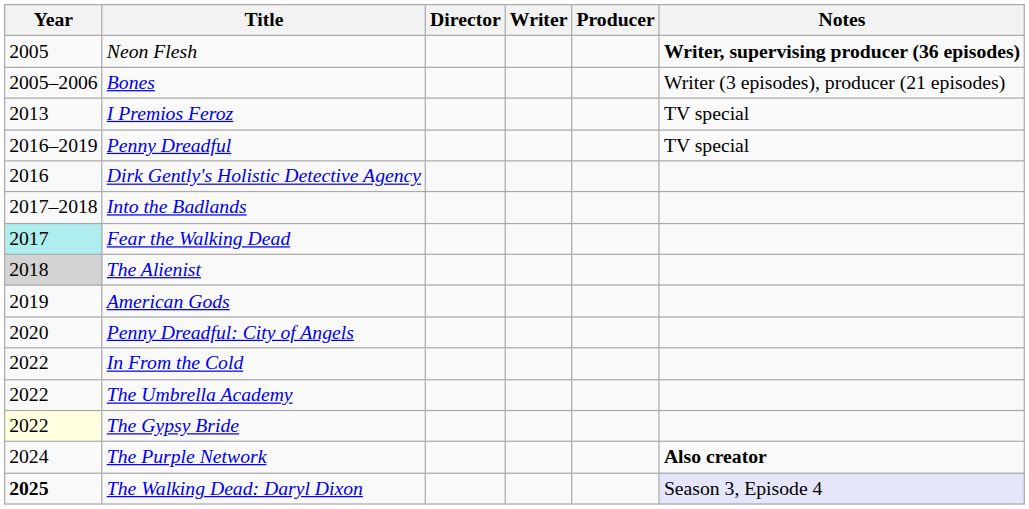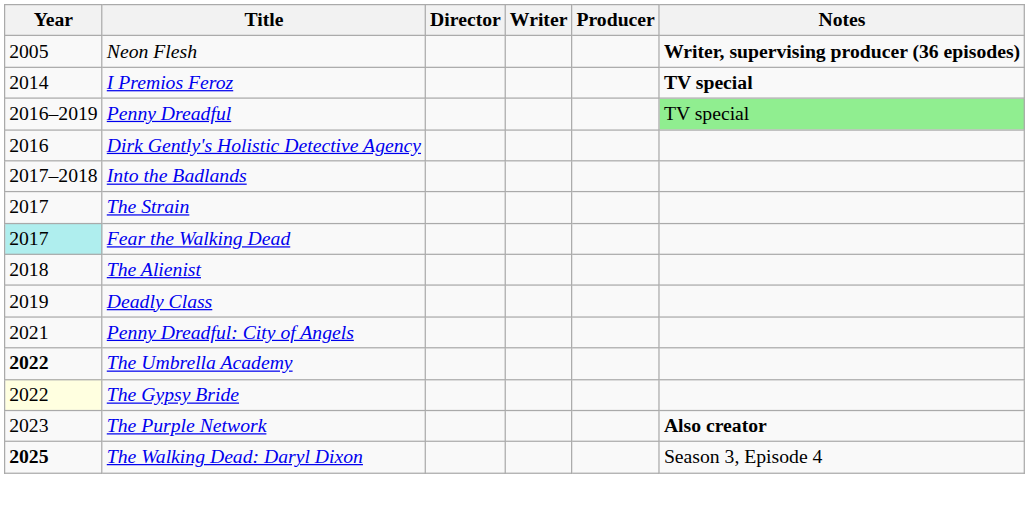- row: (131, 82)
(29, 113) 2013 -> (29, 82) 2014
(707, 113) normal -> (708, 82) bold
(707, 144) no background -> (707, 113) lightgreen background
+ row: (148, 207)
(29, 269) lightgrey background -> (29, 269) no background
+ row: (160, 301)
- row: (168, 301)
(29, 332) 2020 -> (29, 332) 2021
- row: (175, 363)
(29, 394) normal -> (29, 363) bold
(29, 457) 2024 -> (29, 425) 2023
(743, 488) lavender background -> (743, 457) no background
